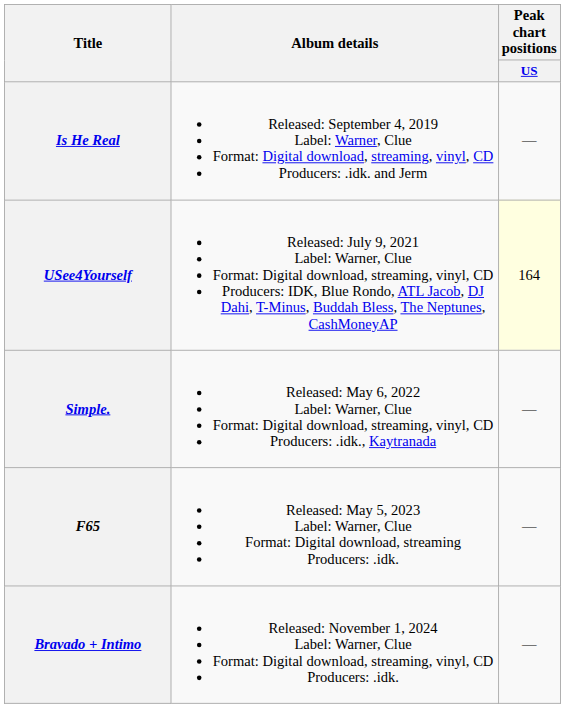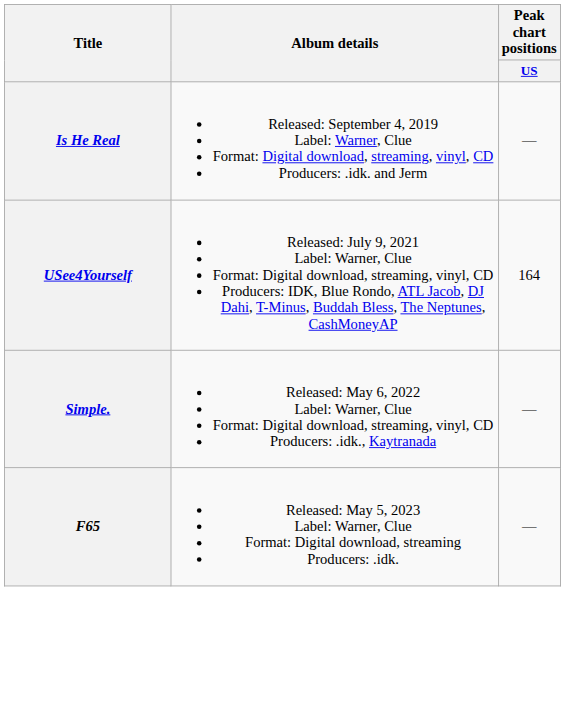(529, 274) lightyellow background -> (529, 274) no background
- row: (88, 644)
